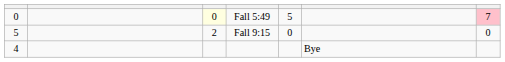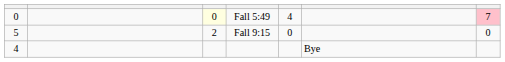(290, 17) 5 -> (290, 17) 4
